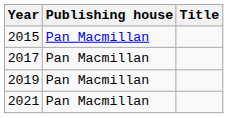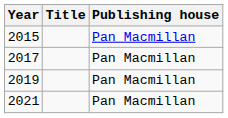columns swapped: (199, 15) <-> (109, 15)
